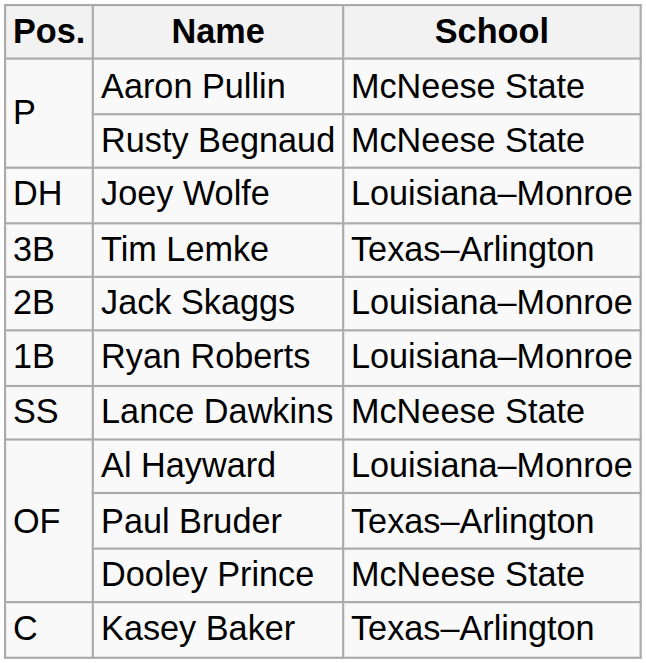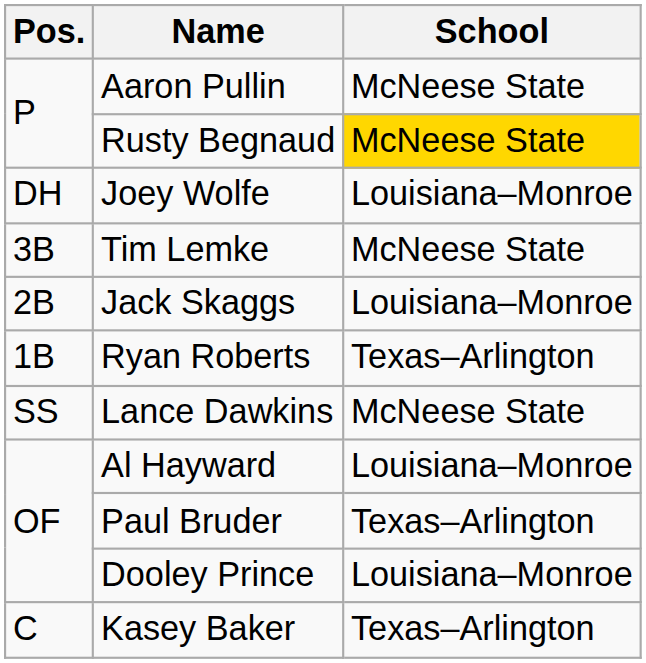(468, 140) no background -> (468, 140) gold background
(473, 248) Texas–Arlington -> (468, 248) McNeese State
(492, 357) Louisiana–Monroe -> (473, 357) Texas–Arlington
(468, 574) McNeese State -> (492, 574) Louisiana–Monroe
